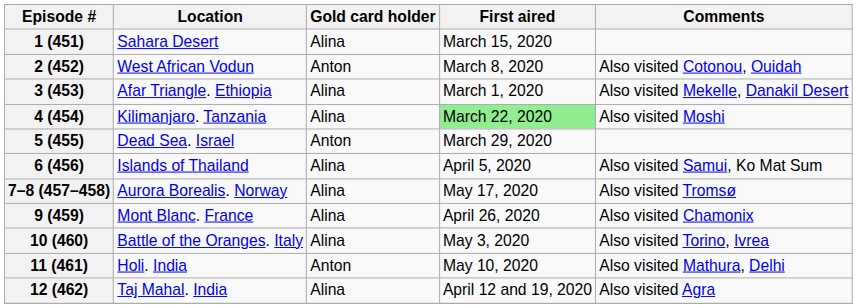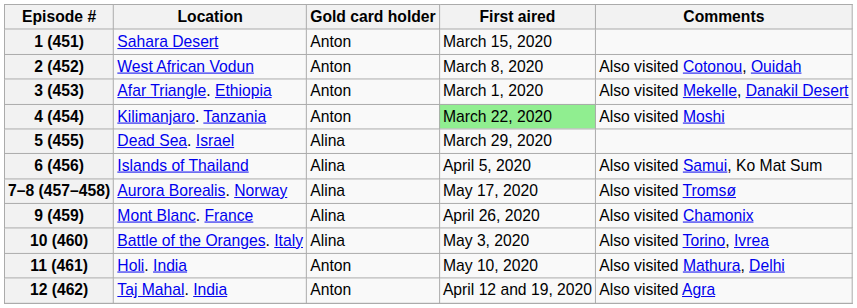(328, 41) Alina -> (331, 41) Anton
(328, 91) Alina -> (331, 91) Anton
(328, 116) Alina -> (331, 116) Anton
(331, 141) Anton -> (328, 141) Alina
(328, 290) Alina -> (331, 290) Anton
